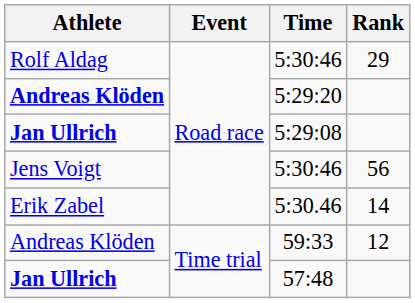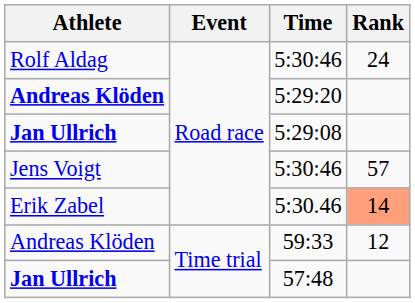(378, 59) 29 -> (378, 59) 24
(378, 169) 56 -> (378, 169) 57
(378, 206) no background -> (378, 206) lightsalmon background
